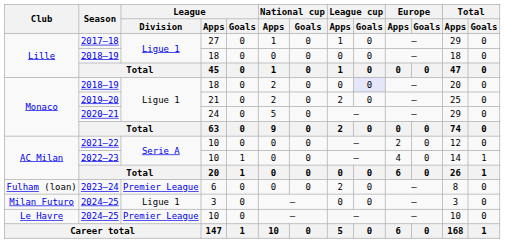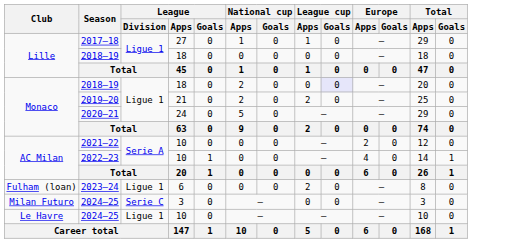(161, 187) Premier League -> (145, 187) Ligue 1
(161, 202) Ligue 1 -> (145, 202) Serie C
(161, 216) Premier League -> (145, 216) Ligue 1
